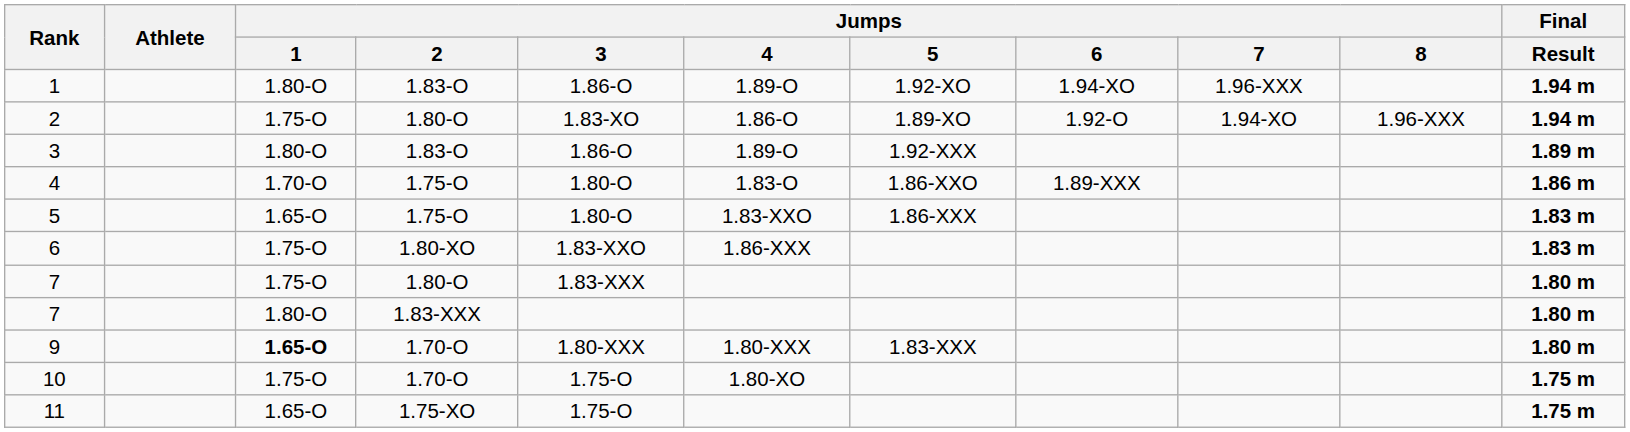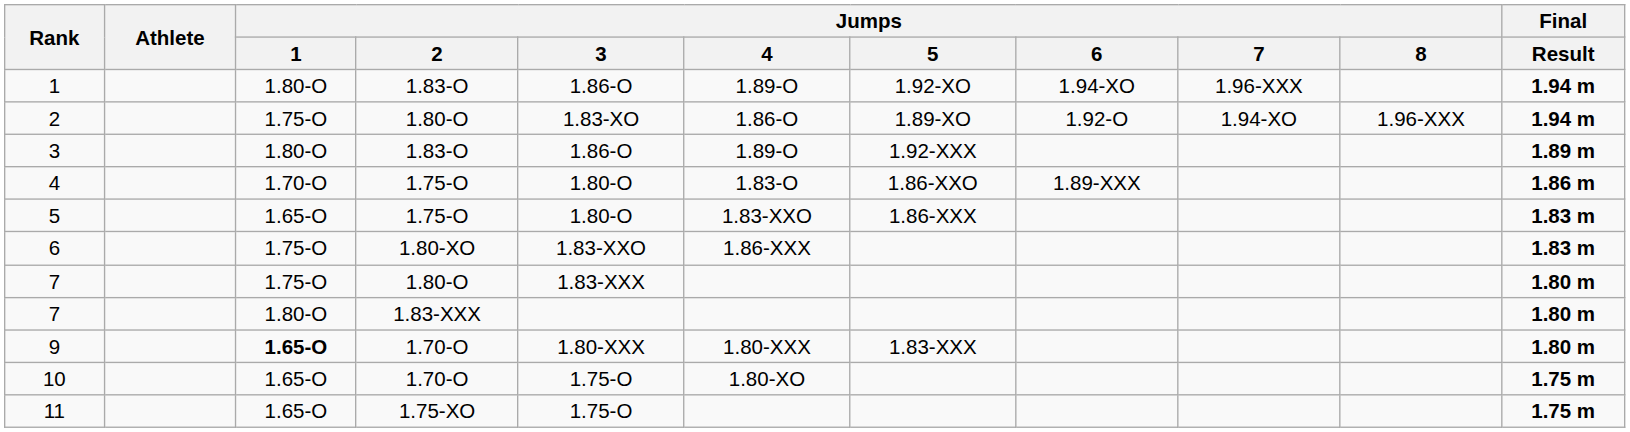(296, 378) 1.75-O -> (296, 378) 1.65-O
